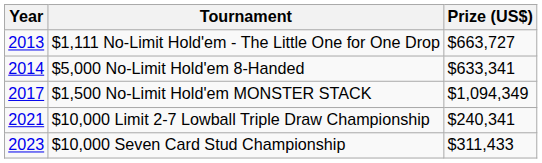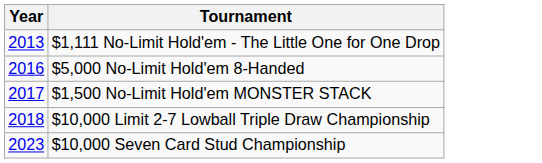- column: (490, 17)
(26, 68) 2014 -> (26, 68) 2016
(26, 119) 2021 -> (26, 119) 2018
